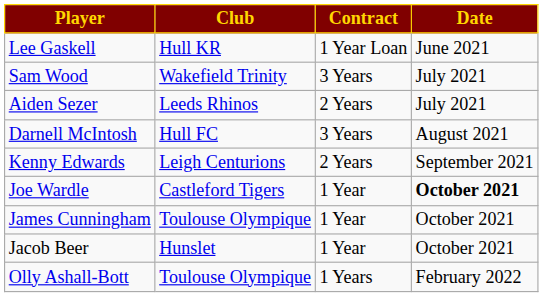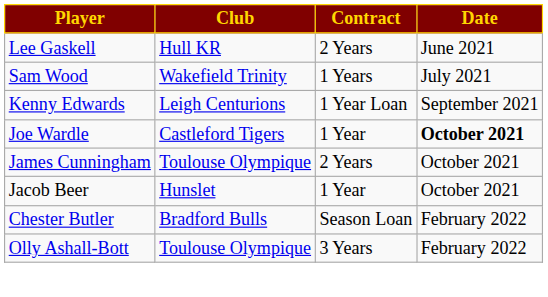(363, 47) 1 Year Loan -> (346, 47) 2 Years
(346, 76) 3 Years -> (346, 76) 1 Years
- row: (53, 104)
- row: (73, 133)
(346, 162) 2 Years -> (363, 104) 1 Year Loan
(343, 219) 1 Year -> (346, 162) 2 Years
+ row: (61, 219)
(346, 276) 1 Years -> (346, 248) 3 Years
